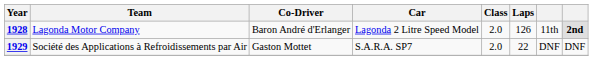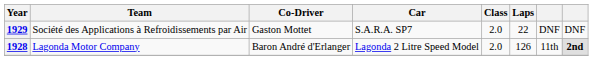rows swapped: (17, 29) <-> (17, 46)
